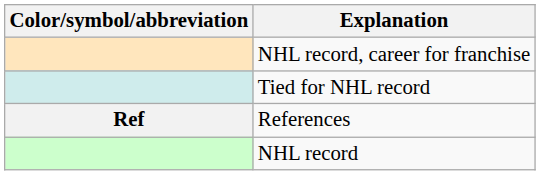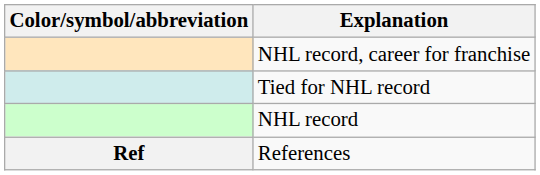rows swapped: (308, 152) <-> (304, 119)
